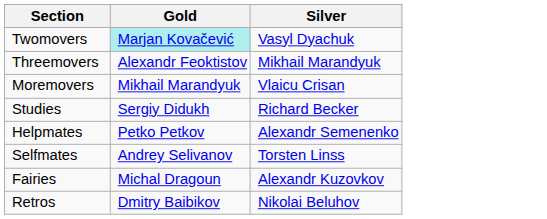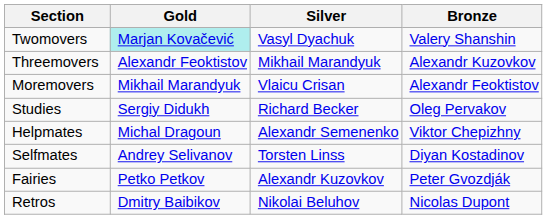+ column: (472, 16)
(159, 132) Petko Petkov -> (167, 132) Michal Dragoun
(167, 179) Michal Dragoun -> (159, 179) Petko Petkov
